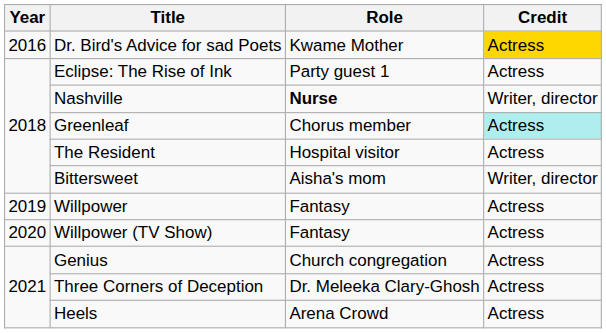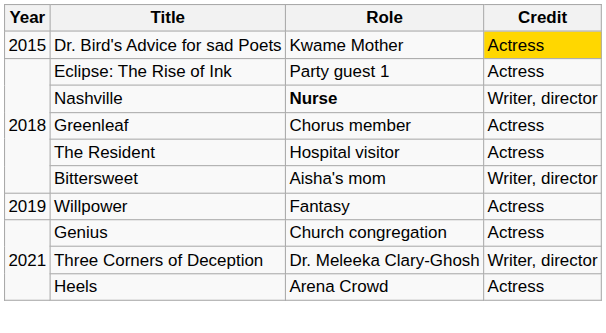(27, 44) 2016 -> (27, 44) 2015
(516, 125) paleturquoise background -> (516, 125) no background
- row: (133, 233)
(516, 286) Actress -> (543, 260) Writer, director
